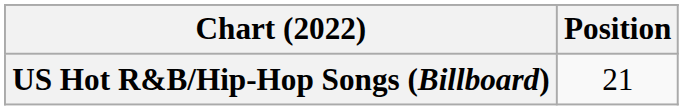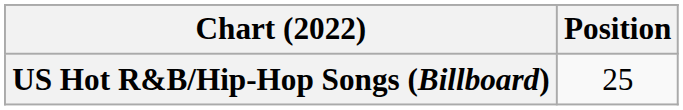(618, 78) 21 -> (618, 78) 25
